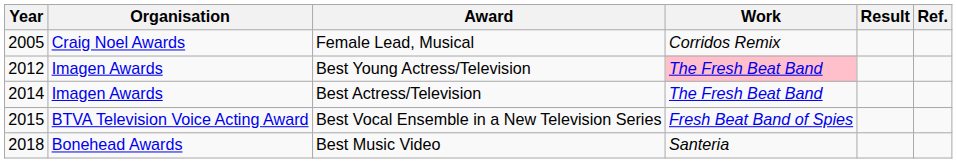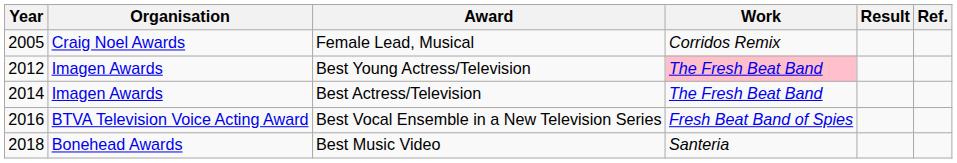(26, 119) 2015 -> (26, 119) 2016
